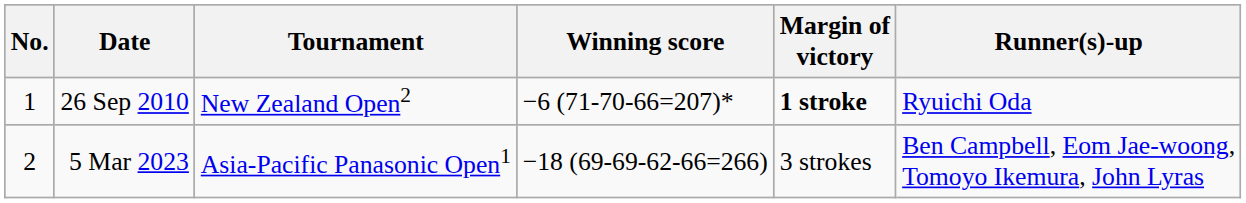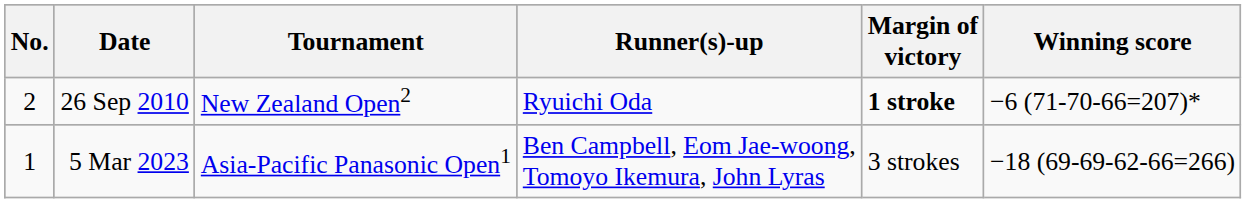columns swapped: (645, 41) <-> (1069, 41)
(30, 101) 1 -> (30, 101) 2
(30, 161) 2 -> (30, 161) 1
